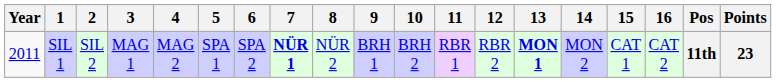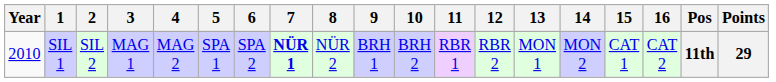(24, 54) 2011 -> (24, 54) 2010
(538, 54) bold -> (537, 54) normal
(745, 54) 23 -> (743, 54) 29
